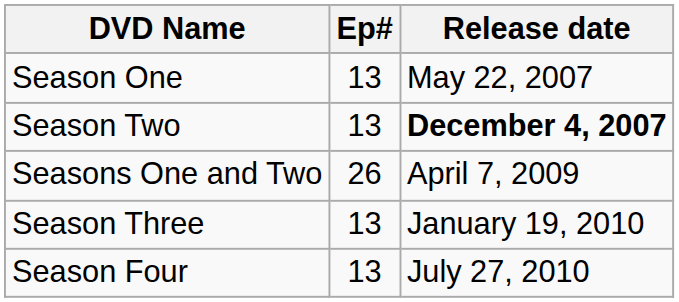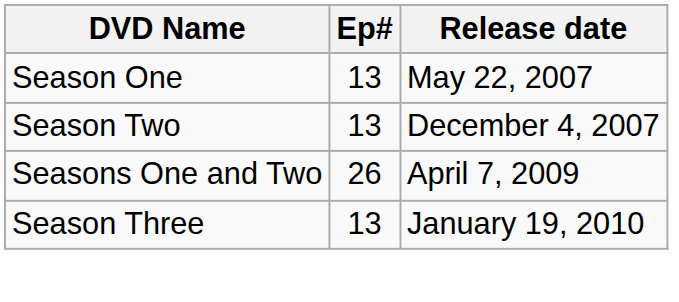(537, 126) bold -> (533, 126) normal
- row: (100, 272)
